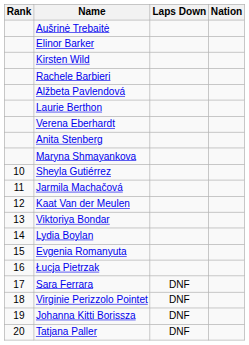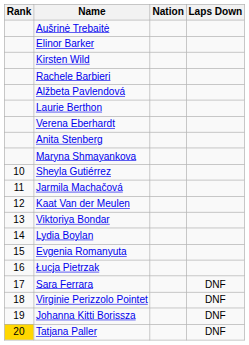columns swapped: (227, 12) <-> (179, 12)
(19, 332) no background -> (19, 332) gold background
